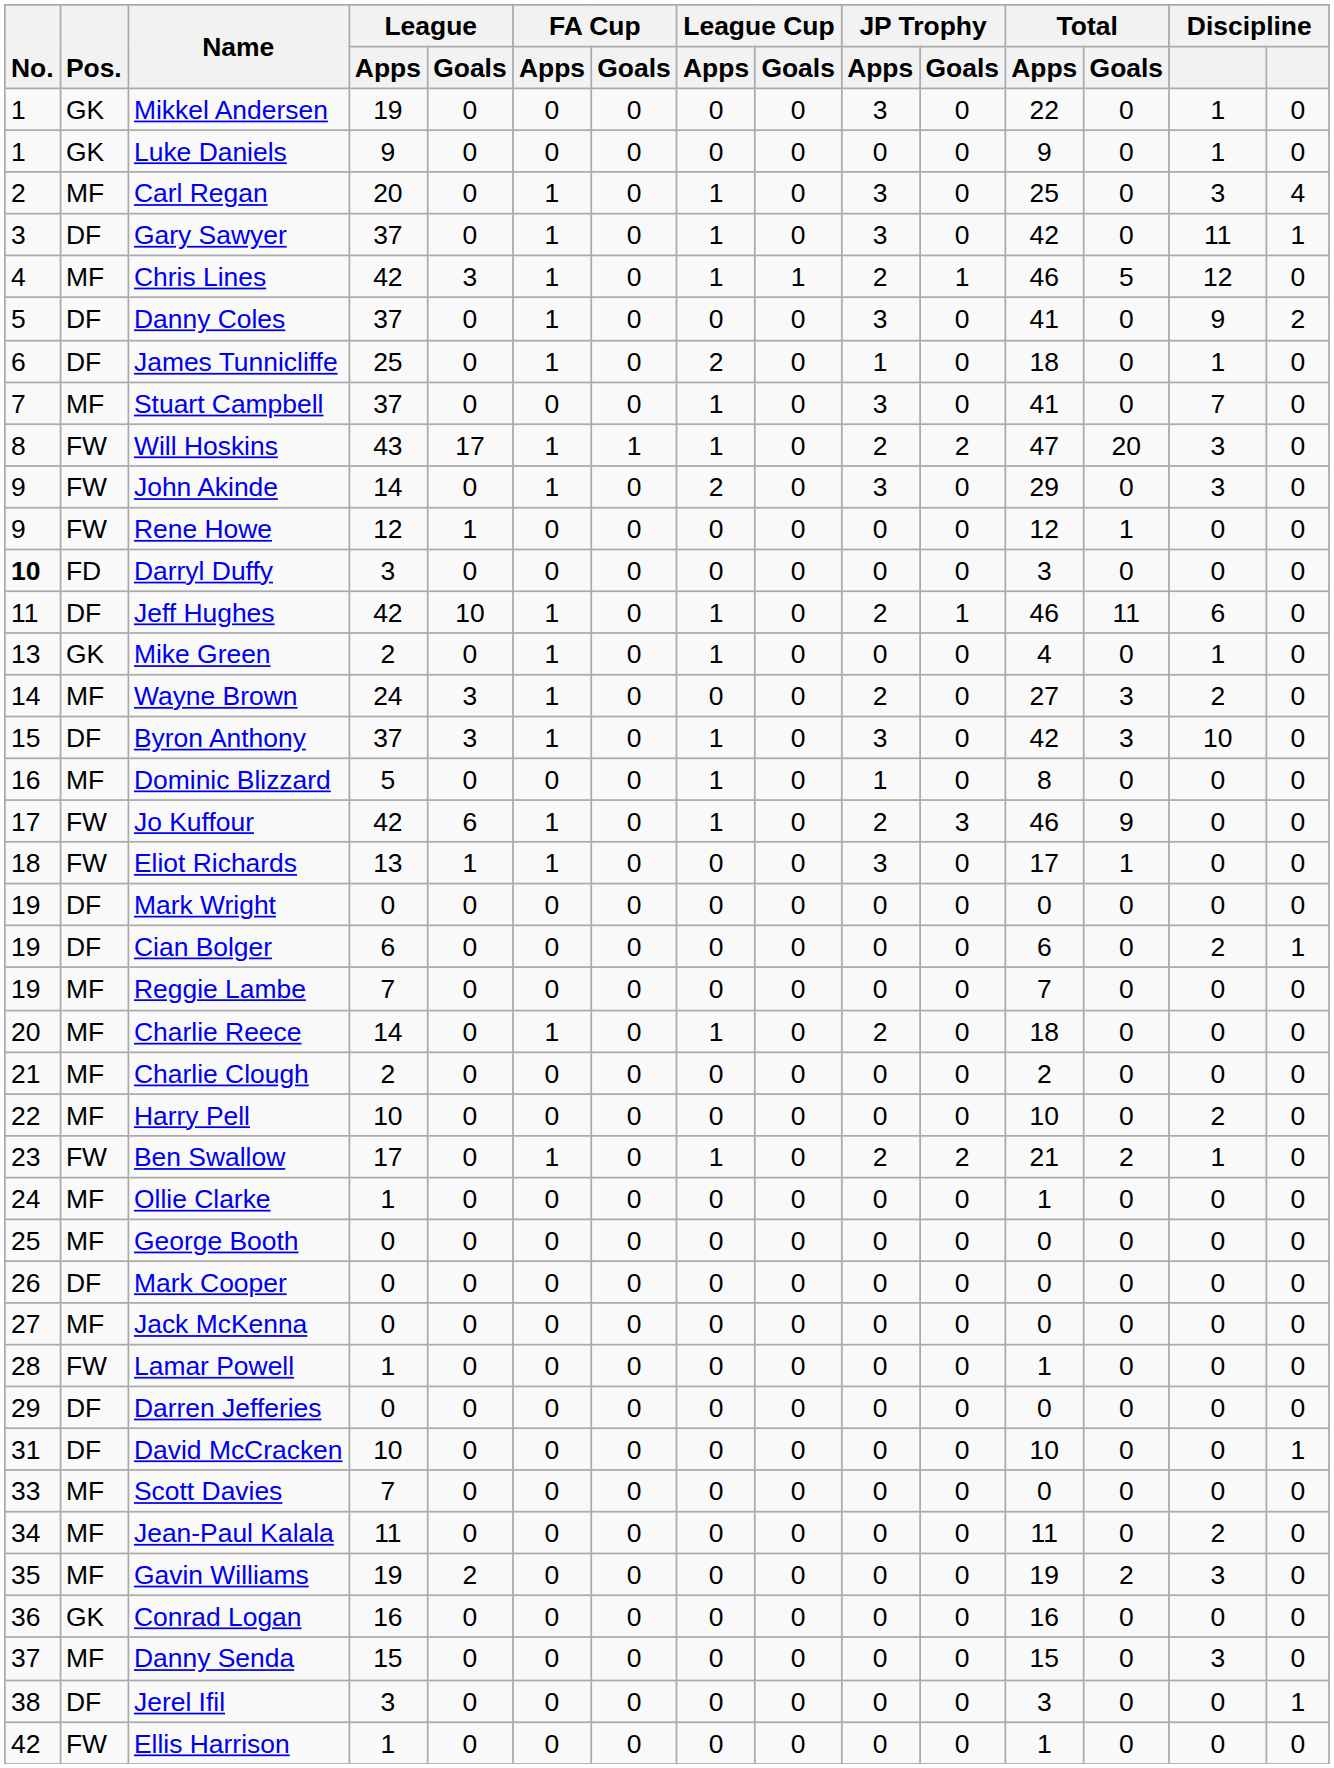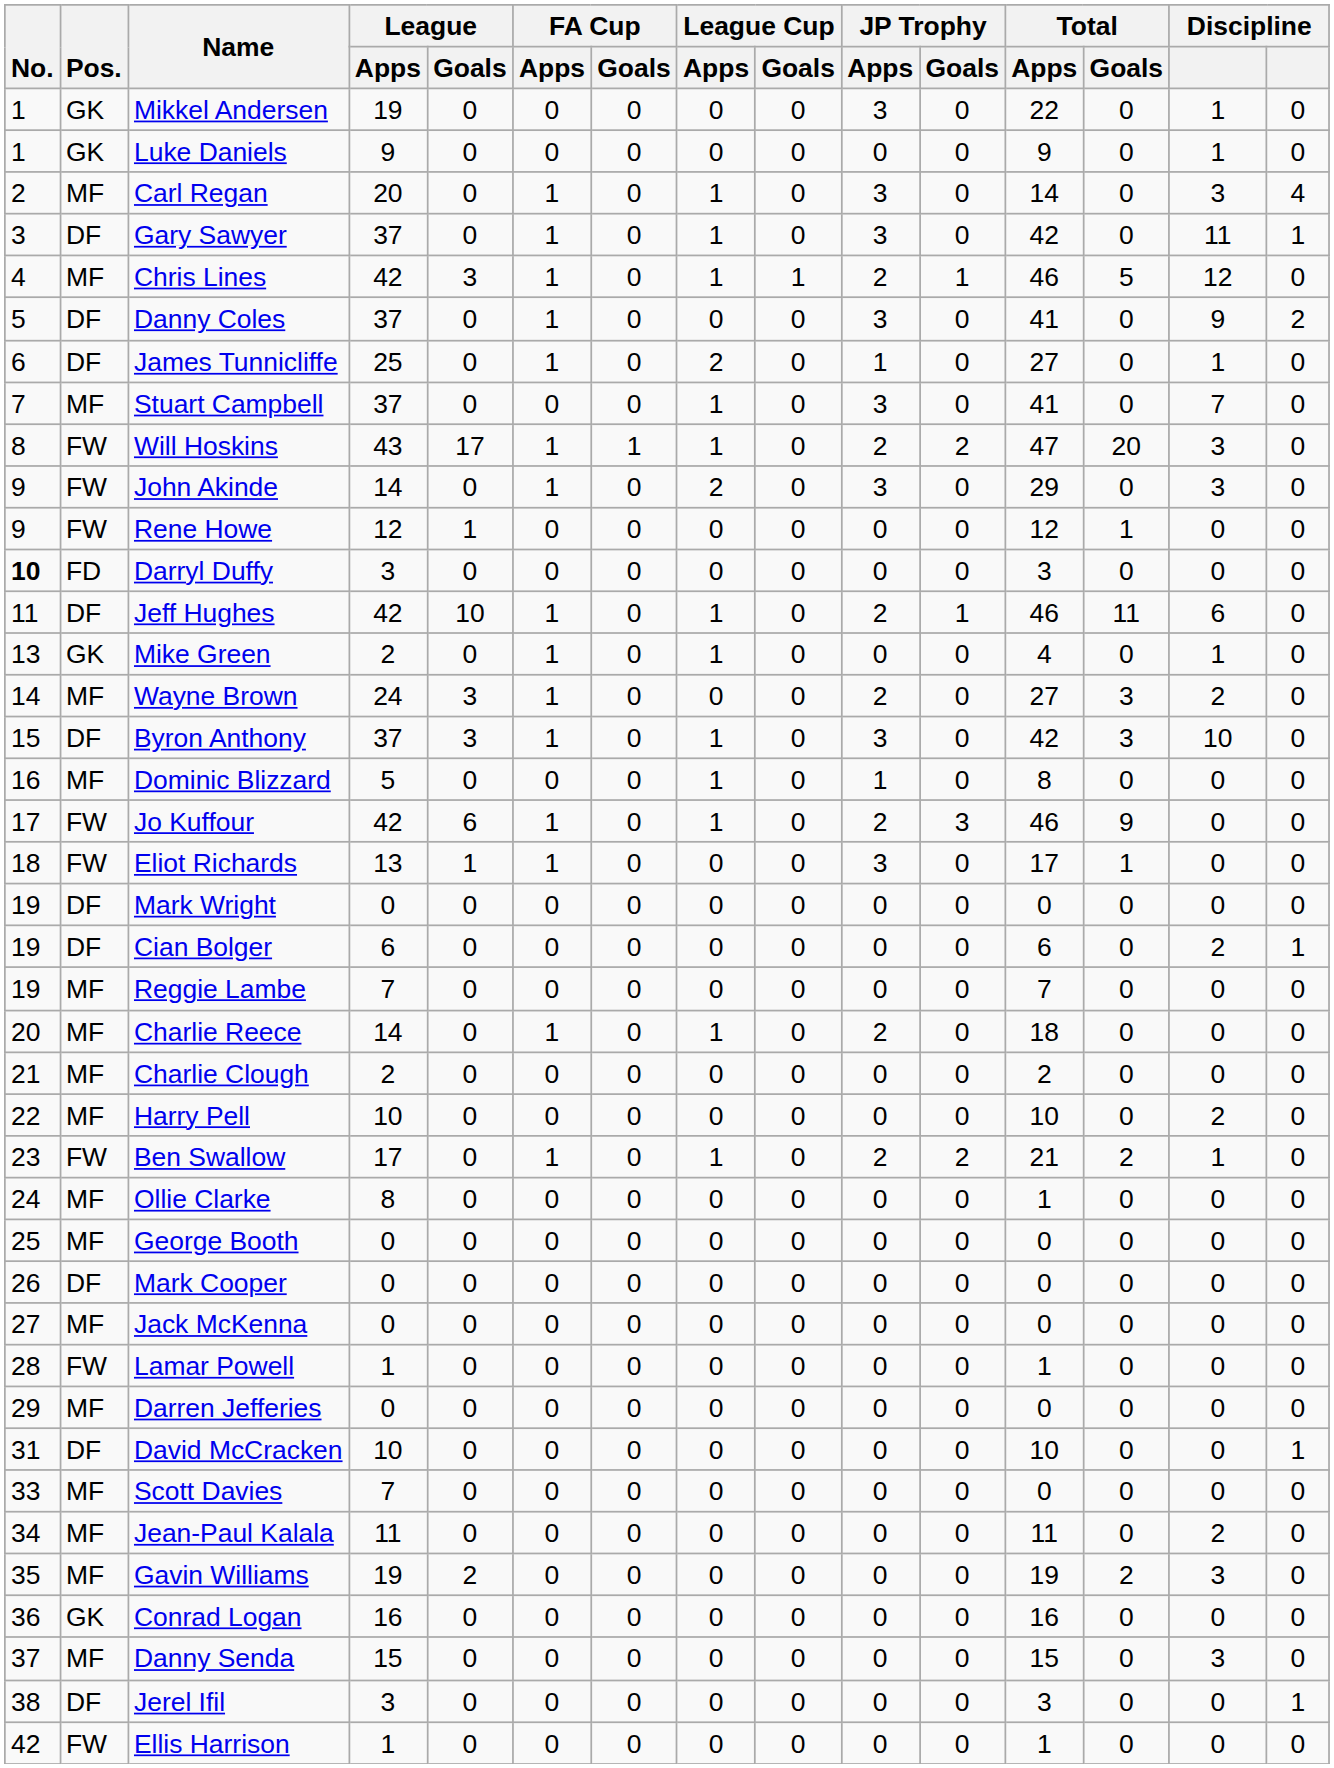(1044, 193) 25 -> (1044, 193) 14
(1044, 361) 18 -> (1044, 361) 27
(388, 1198) 1 -> (388, 1198) 8
(83, 1408) DF -> (85, 1408) MF
